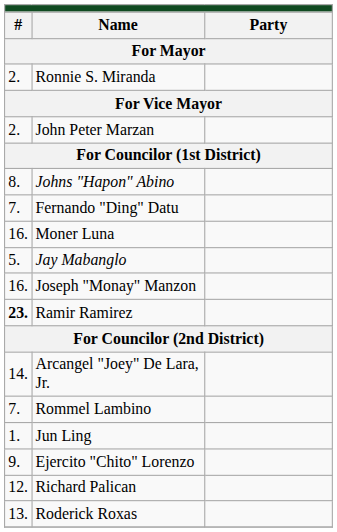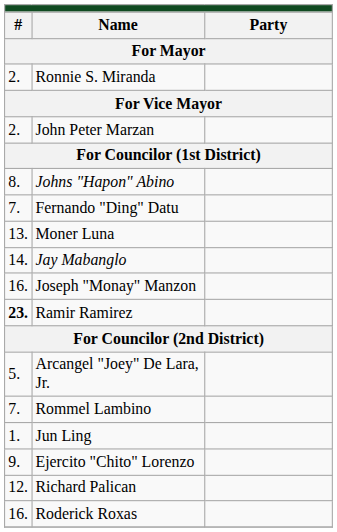(18, 234) 16. -> (18, 234) 13.
(14, 260) 5. -> (18, 260) 14.
(18, 374) 14. -> (14, 374) 5.
(18, 514) 13. -> (18, 514) 16.
